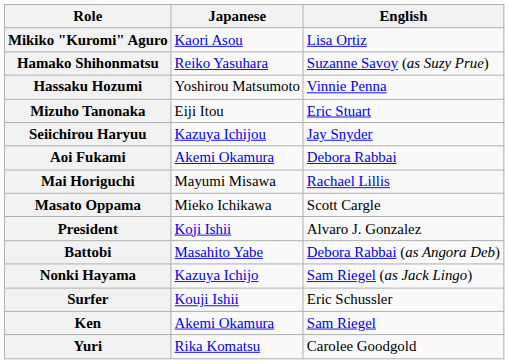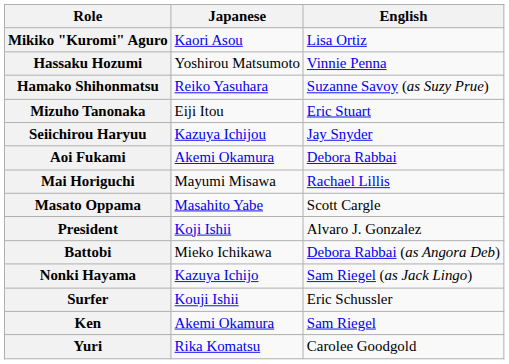rows swapped: (88, 63) <-> (88, 87)
(223, 205) Mieko Ichikawa -> (219, 205) Masahito Yabe
(219, 252) Masahito Yabe -> (223, 252) Mieko Ichikawa
